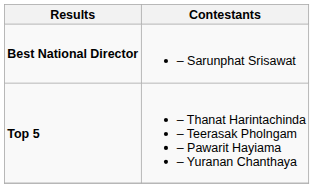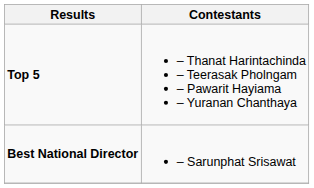rows swapped: (73, 54) <-> (23, 133)
